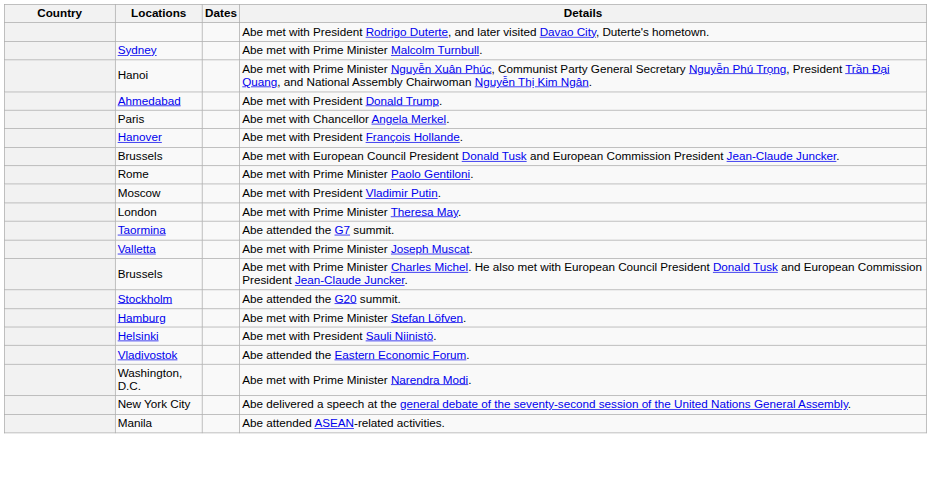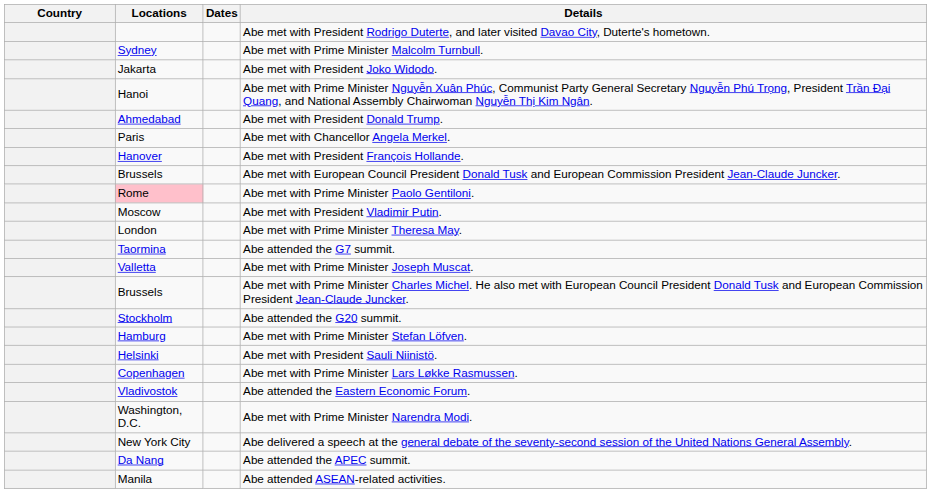+ row: (340, 69)
(133, 175) no background -> (133, 193) pink background
+ row: (380, 373)
+ row: (327, 460)
